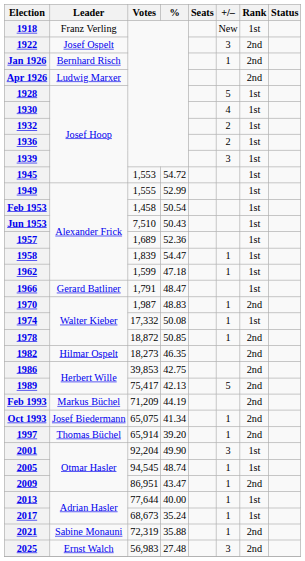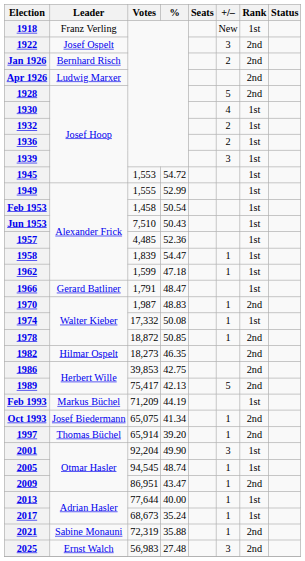(228, 61) 1 -> (228, 61) 2
(254, 93) 1st -> (254, 93) 2nd
(144, 239) 1,689 -> (144, 239) 4,485
(254, 402) 2nd -> (254, 402) 1st
